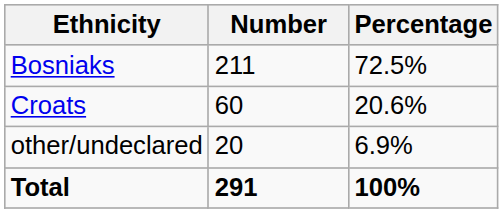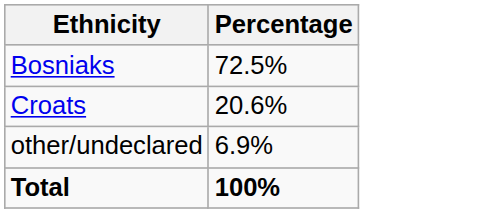- column: (279, 24)
